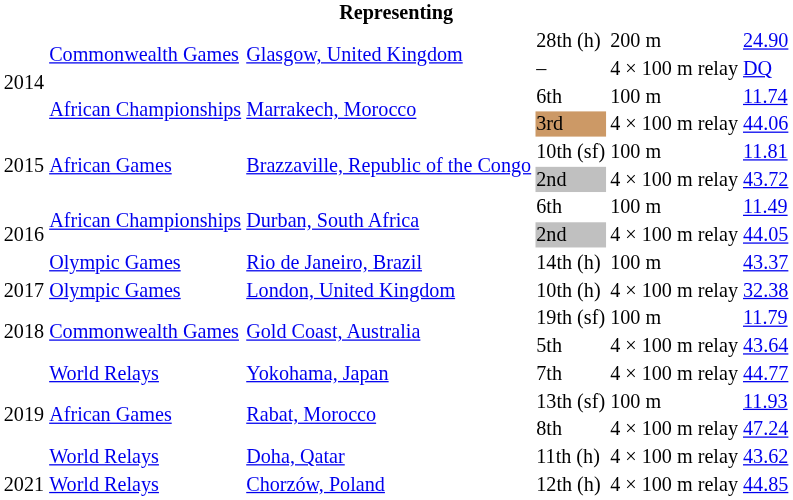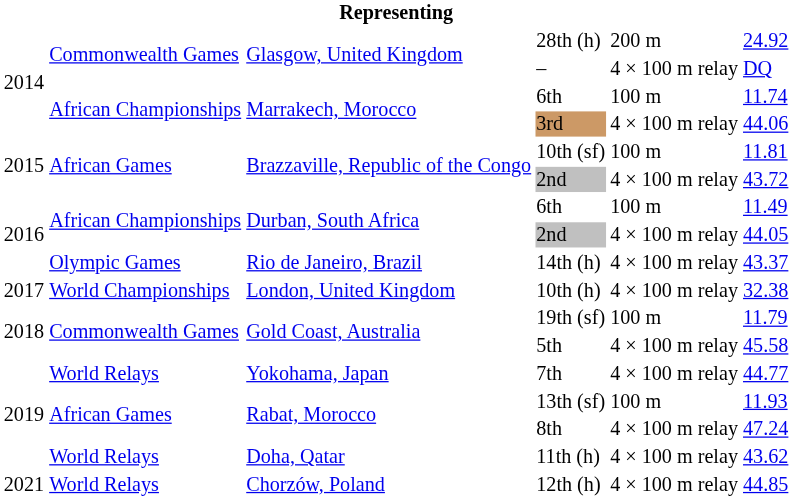(766, 40) 24.90 -> (766, 40) 24.92
(636, 262) 100 m -> (674, 262) 4 × 100 m relay
(115, 290) Olympic Games -> (139, 290) World Championships
(766, 345) 43.64 -> (766, 345) 45.58
